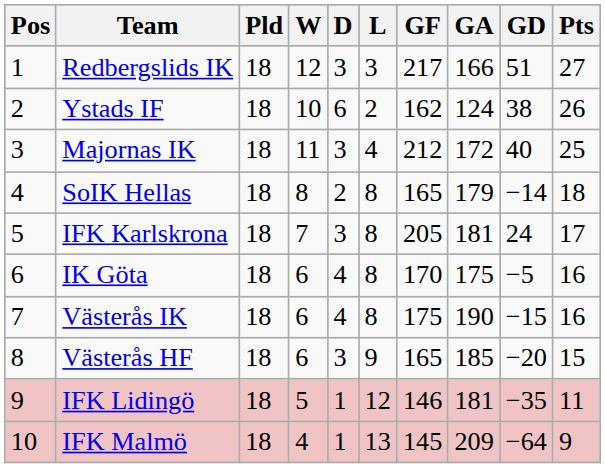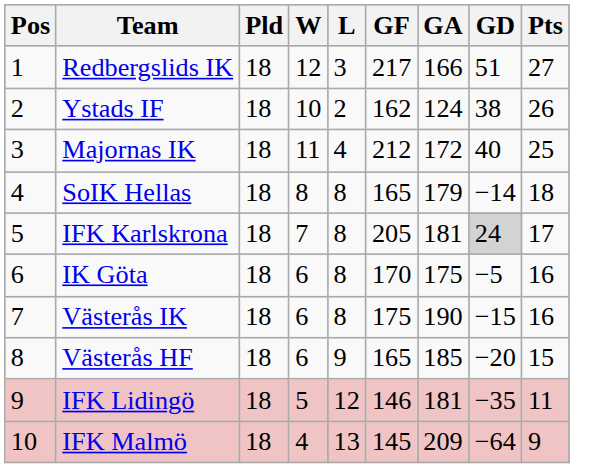- column: (343, 25)
(519, 233) no background -> (488, 233) lightgrey background
